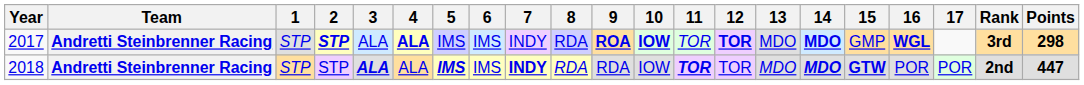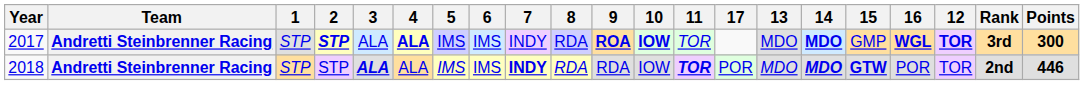columns swapped: (735, 17) <-> (955, 17)
(1051, 42) 298 -> (1051, 42) 300
(451, 67) bold -> (451, 67) normal
(1051, 67) 447 -> (1051, 67) 446
